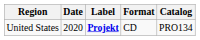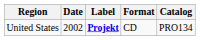(73, 27) 2020 -> (73, 27) 2002
